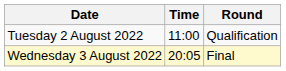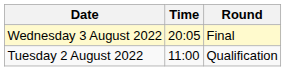rows swapped: (75, 35) <-> (85, 55)
